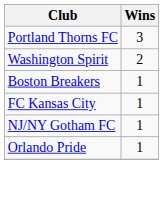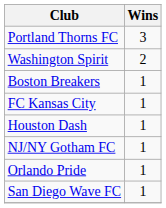+ row: (47, 125)
+ row: (64, 192)
